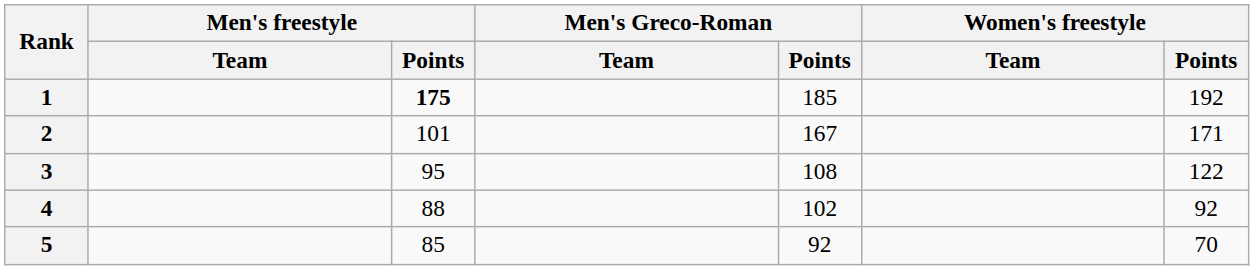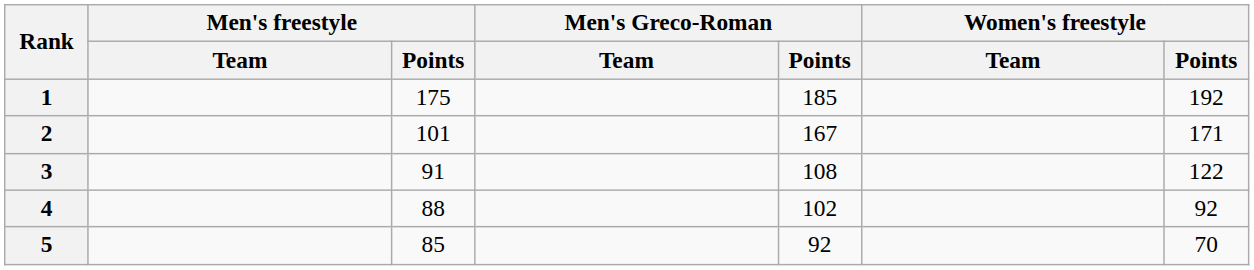(433, 97) bold -> (433, 97) normal
(433, 171) 95 -> (433, 171) 91
